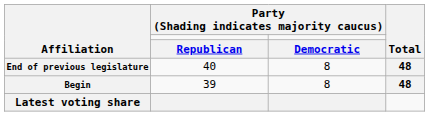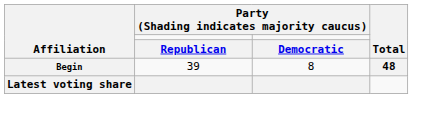- row: (78, 67)
